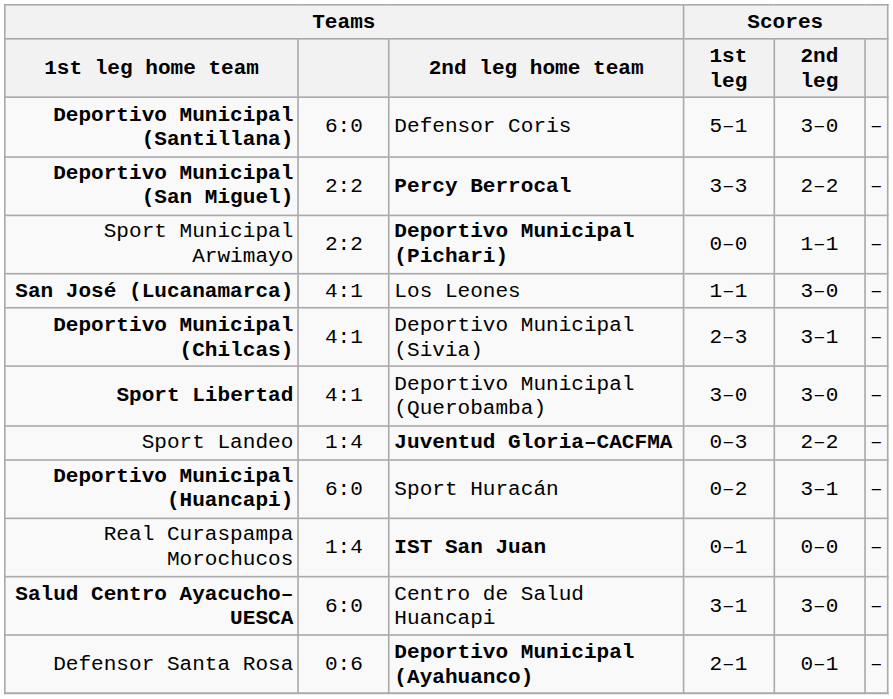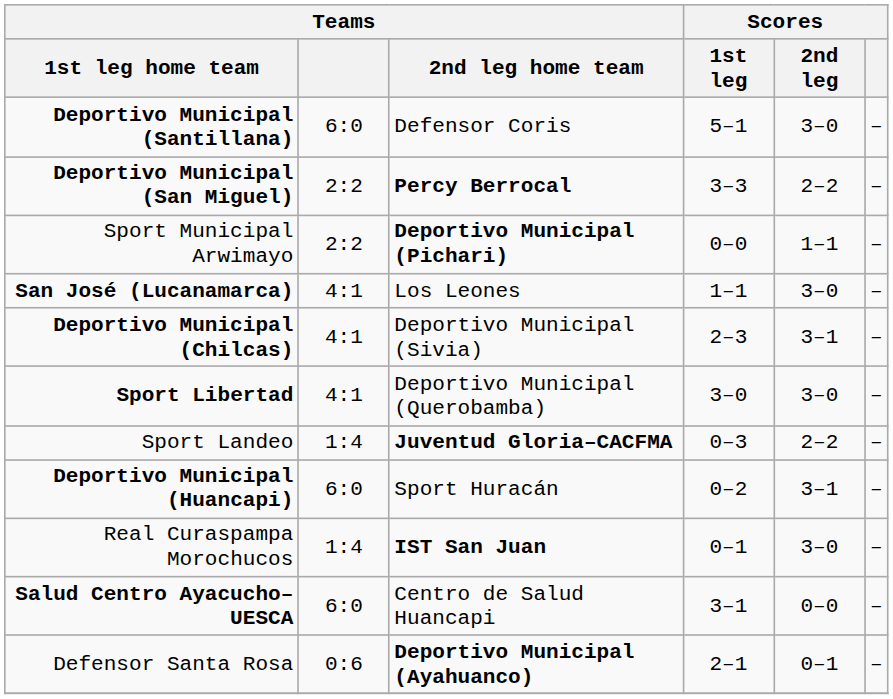(819, 547) 0–0 -> (819, 547) 3–0
(819, 606) 3–0 -> (819, 606) 0–0
